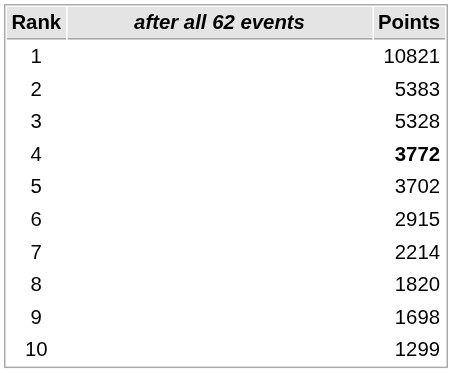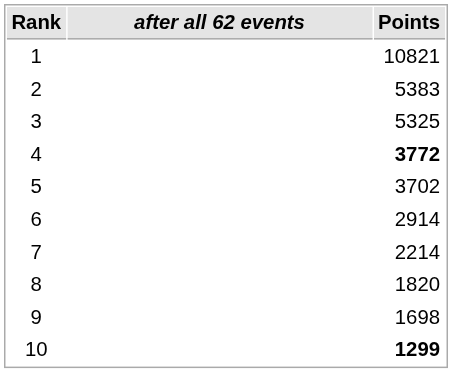(417, 122) 5328 -> (417, 122) 5325
(417, 219) 2915 -> (417, 219) 2914
(417, 350) normal -> (417, 350) bold
